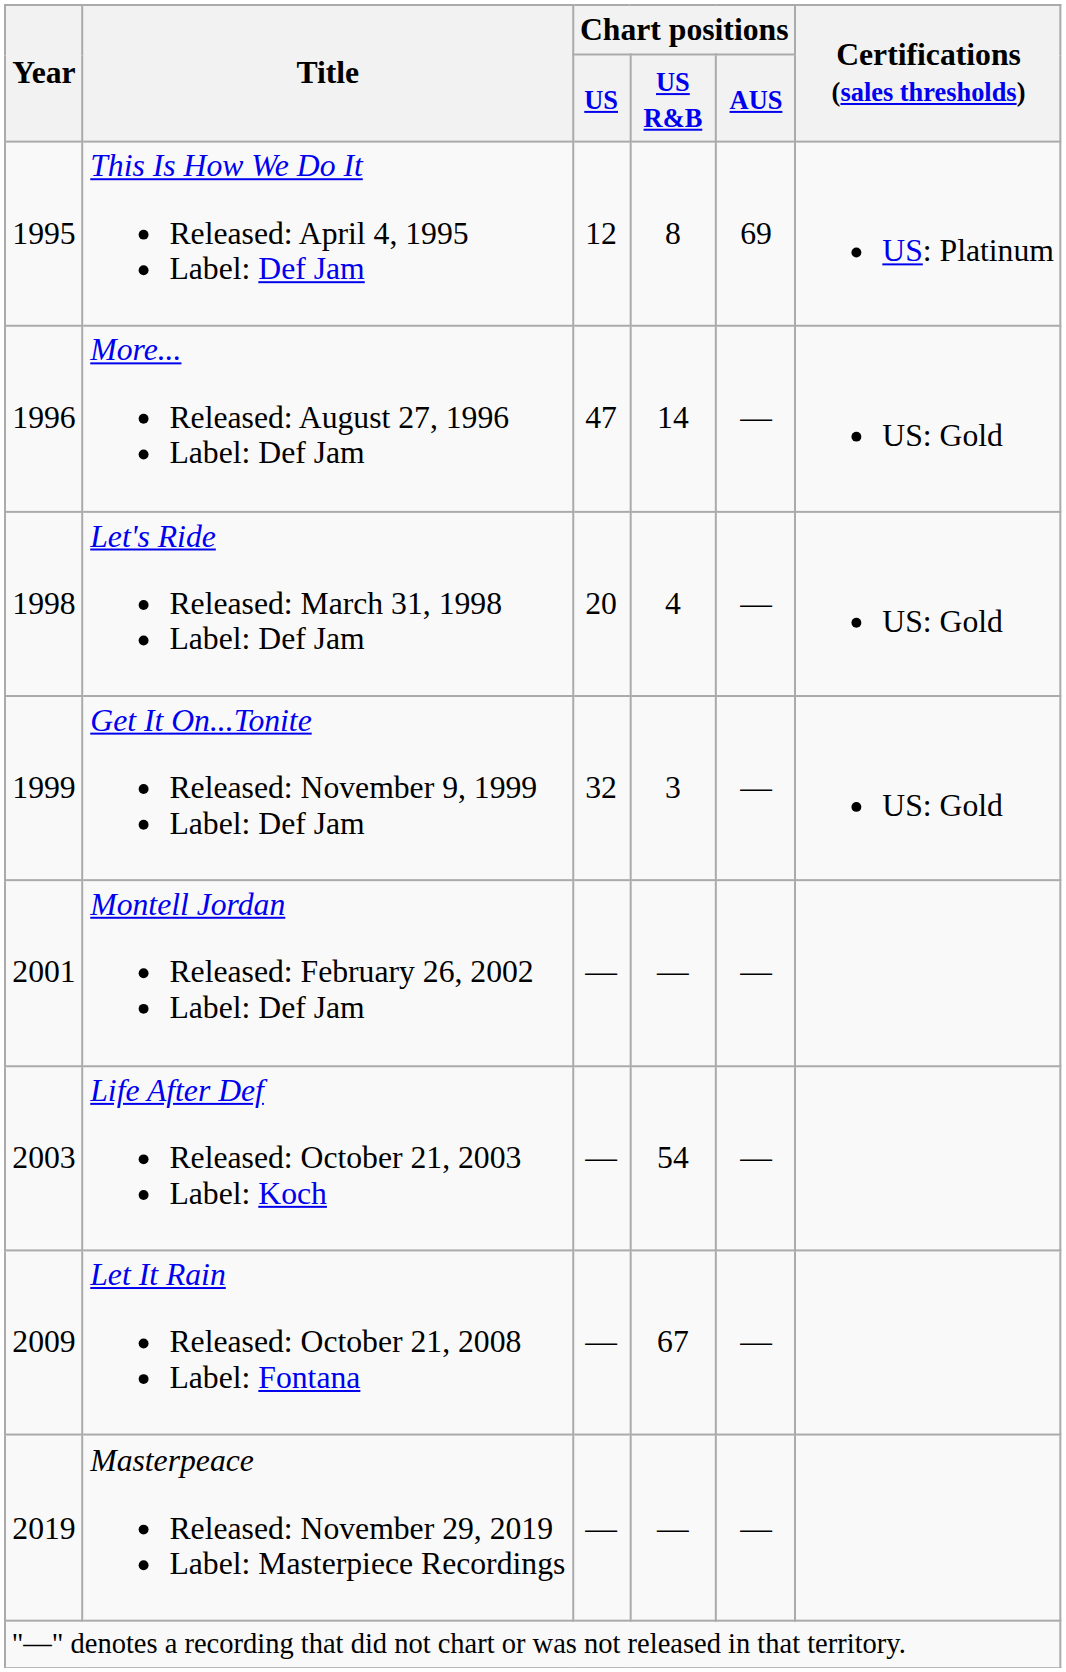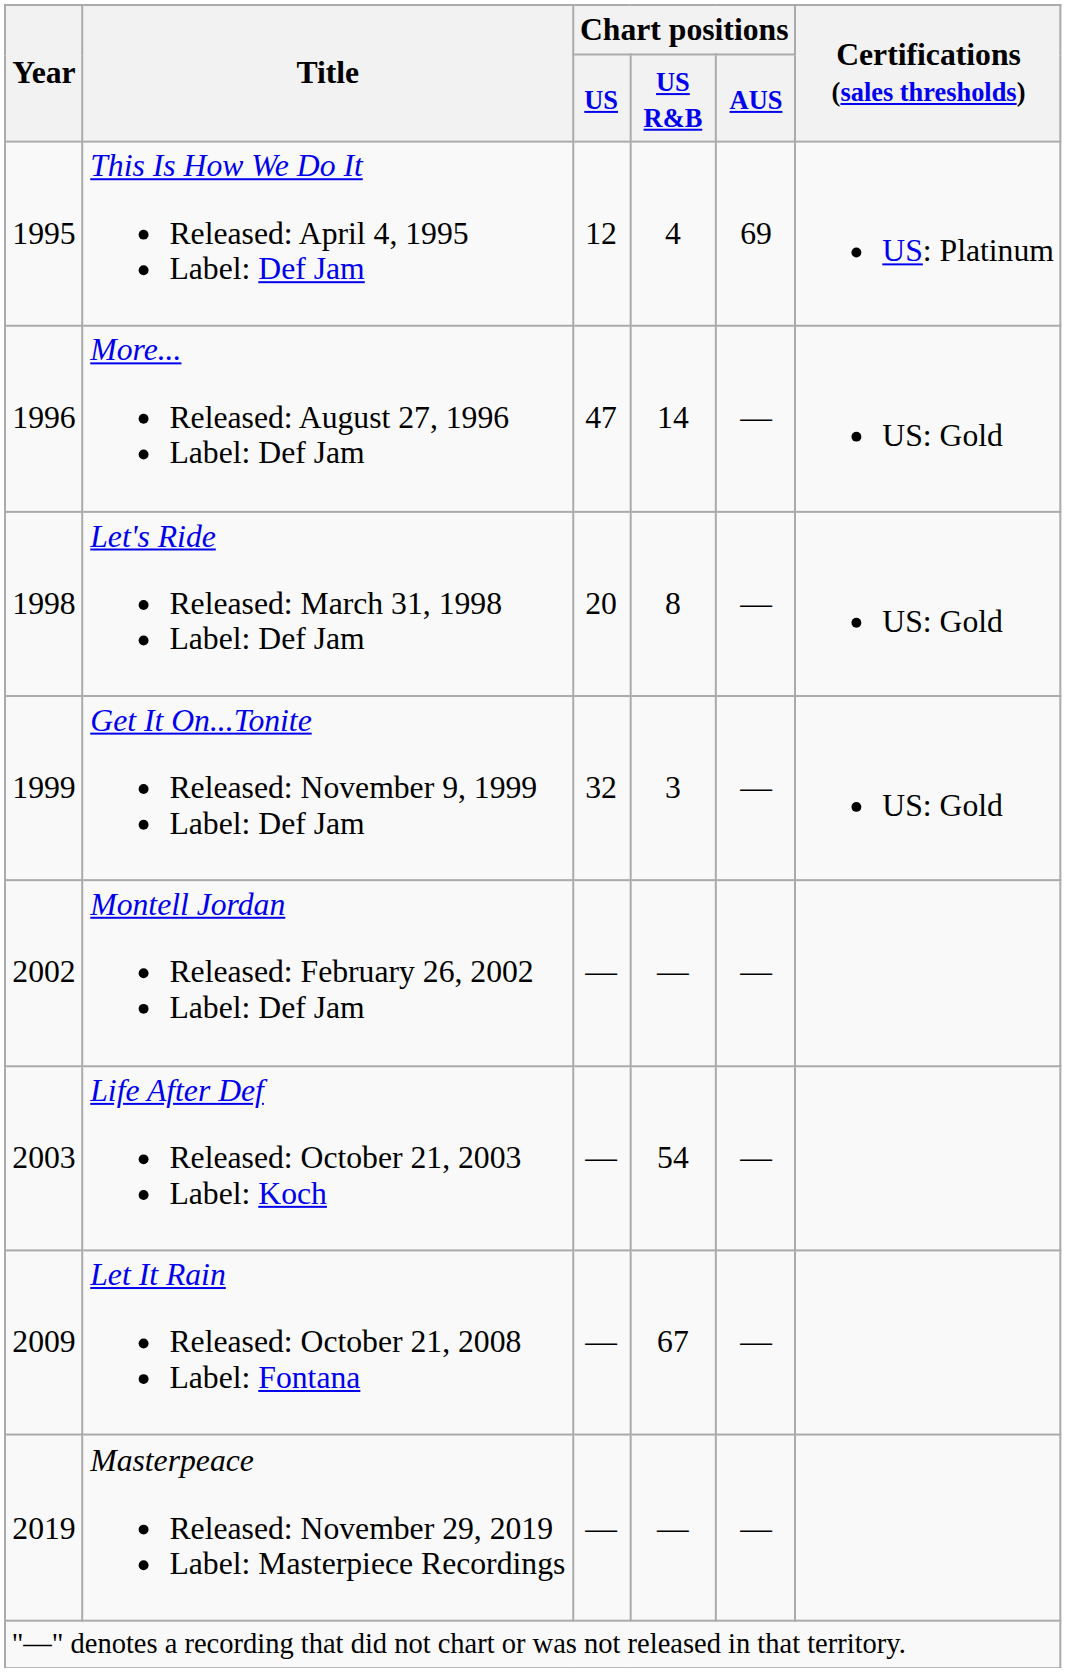(673, 233) 8 -> (673, 233) 4
(673, 602) 4 -> (673, 602) 8
(44, 972) 2001 -> (44, 972) 2002
